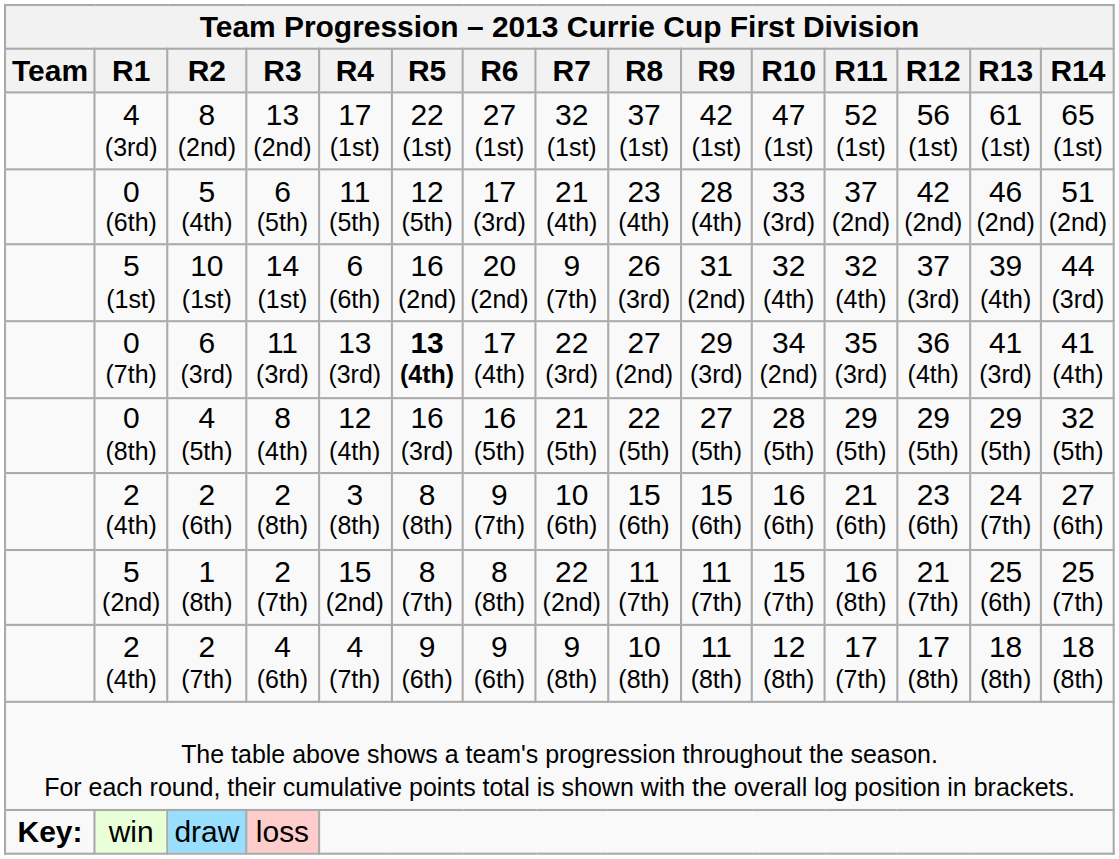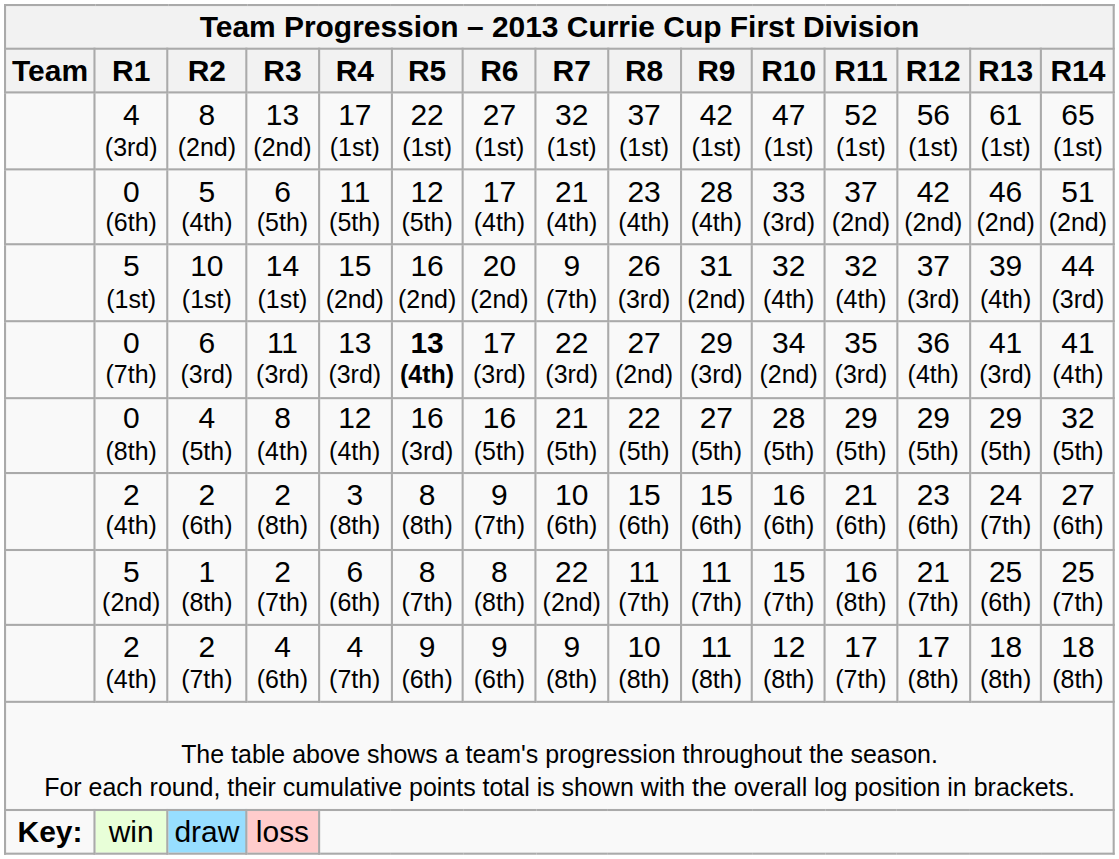(499, 206) 17 (3rd) -> (499, 206) 17 (4th)
(355, 282) 6 (6th) -> (355, 282) 15 (2nd)
(499, 358) 17 (4th) -> (499, 358) 17 (3rd)
(355, 586) 15 (2nd) -> (355, 586) 6 (6th)
